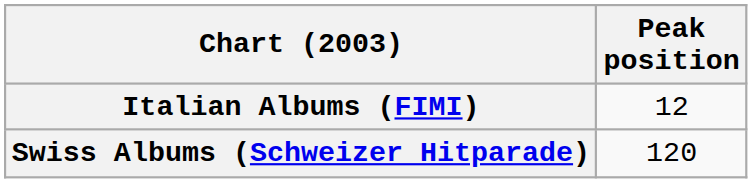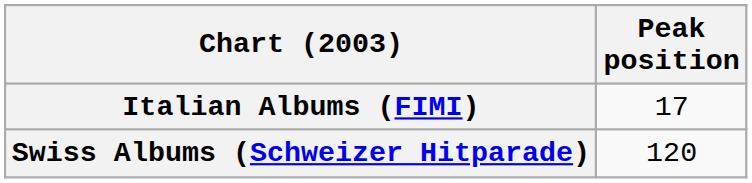(672, 107) 12 -> (672, 107) 17
